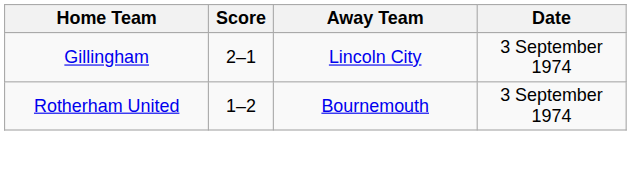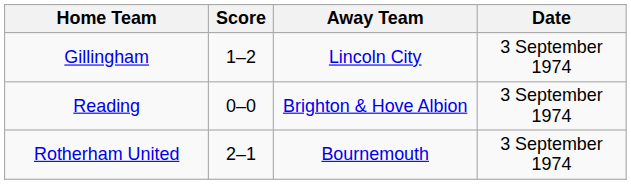(241, 57) 2–1 -> (241, 57) 1–2
+ row: (107, 105)
(241, 105) 1–2 -> (241, 154) 2–1
